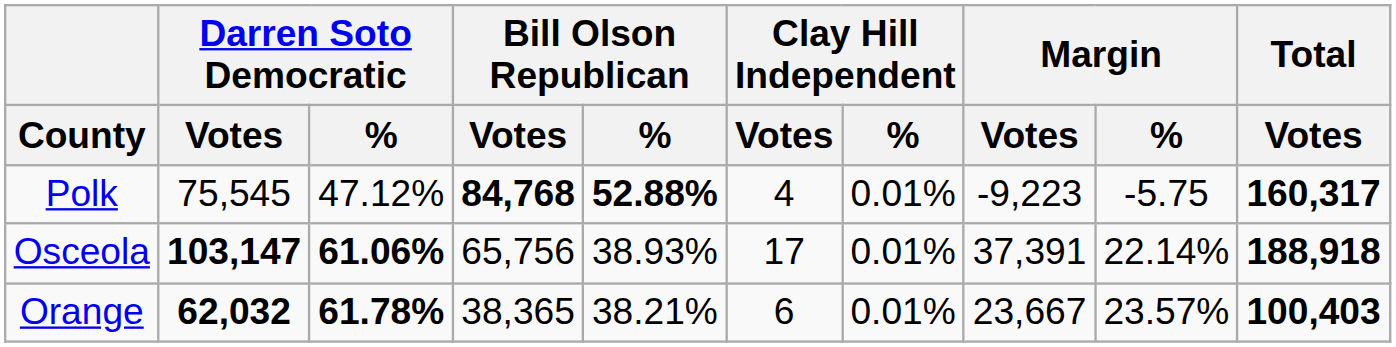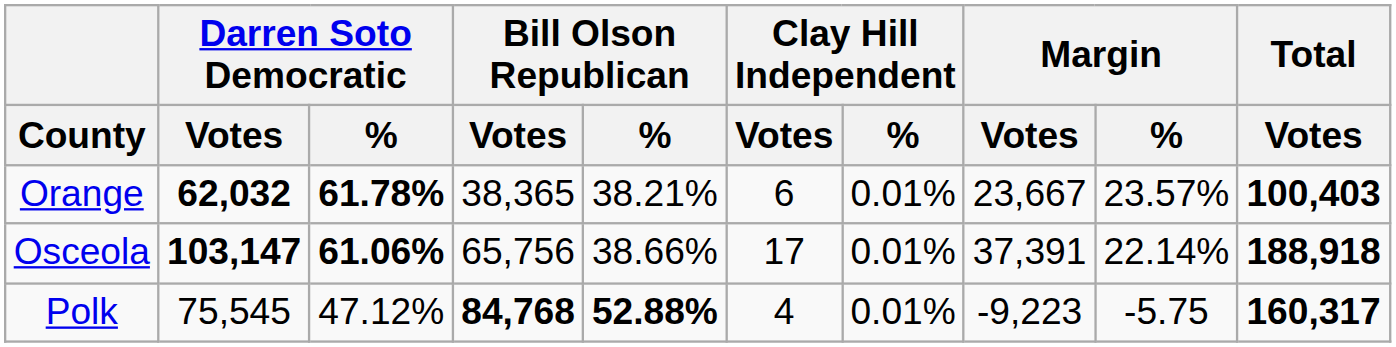rows swapped: (82, 311) <-> (82, 193)
(655, 252) 38.93% -> (655, 252) 38.66%
